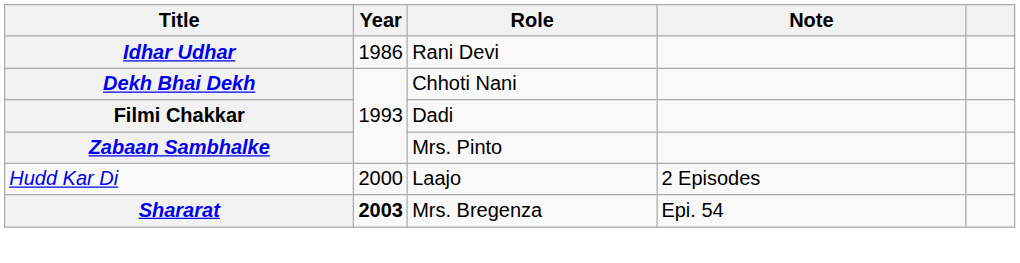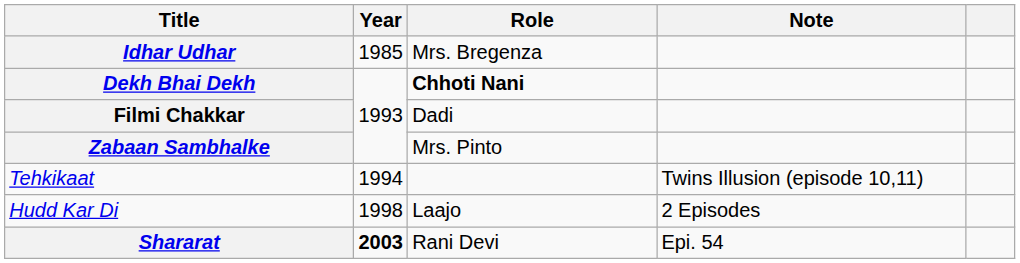(381, 52) 1986 -> (381, 52) 1985
(456, 52) Rani Devi -> (477, 52) Mrs. Bregenza
(464, 83) normal -> (468, 83) bold
+ row: (52, 178)
(381, 178) 2000 -> (381, 210) 1998
(477, 210) Mrs. Bregenza -> (456, 242) Rani Devi
